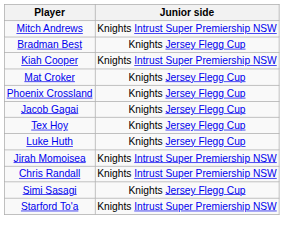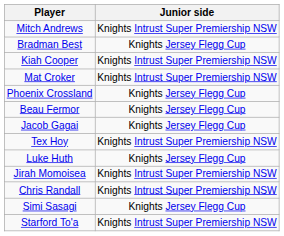(187, 77) Knights Jersey Flegg Cup -> (187, 77) Knights Intrust Super Premiership NSW
+ row: (50, 110)
(187, 126) Knights Jersey Flegg Cup -> (187, 142) Knights Intrust Super Premiership NSW
